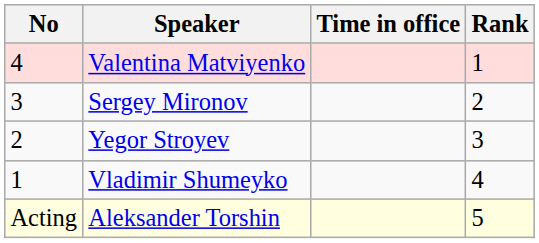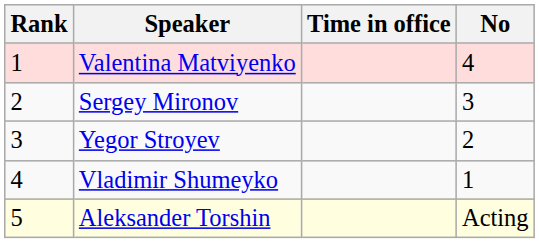columns swapped: (500, 23) <-> (44, 23)
